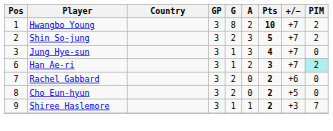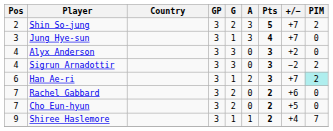- row: (62, 25)
+ row: (62, 52)
+ row: (72, 65)
(16, 92) 8 -> (16, 106) 7
(293, 106) +3 -> (293, 120) +4
